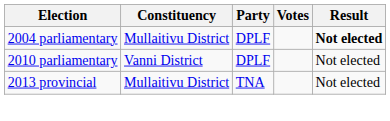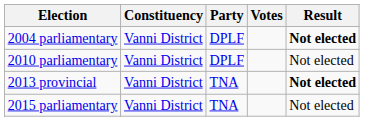(177, 37) Mullaitivu District -> (163, 37) Vanni District
(177, 82) Mullaitivu District -> (163, 82) Vanni District
(348, 82) normal -> (323, 82) bold
+ row: (63, 104)
